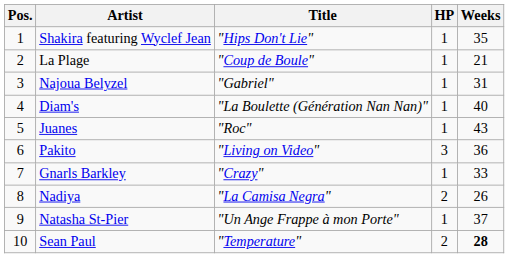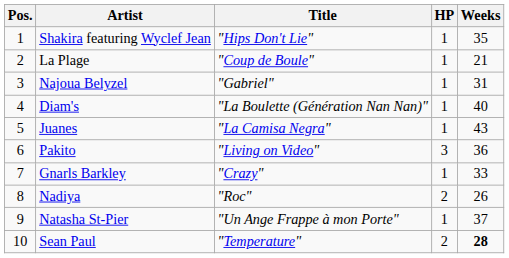(234, 128) "Roc" -> (274, 128) "La Camisa Negra"
(274, 196) "La Camisa Negra" -> (234, 196) "Roc"
